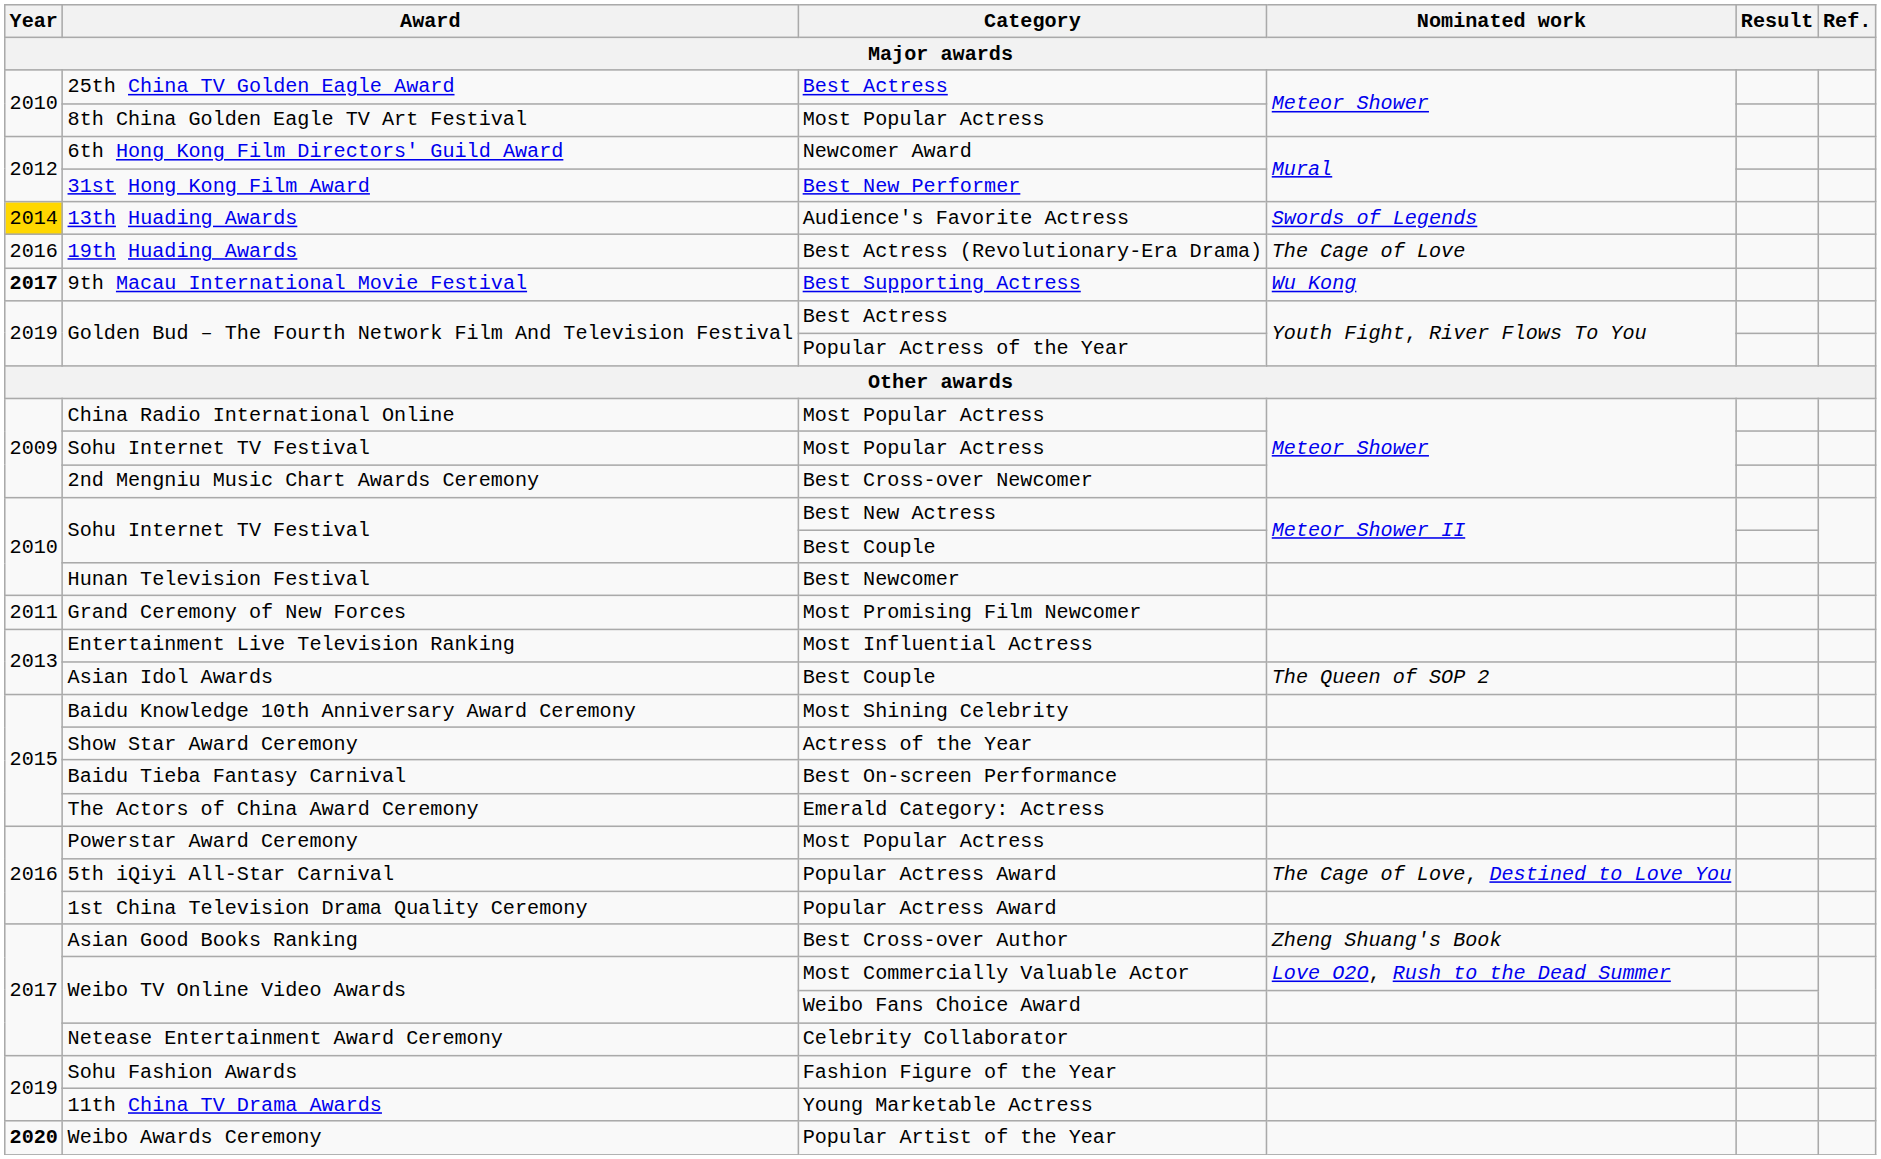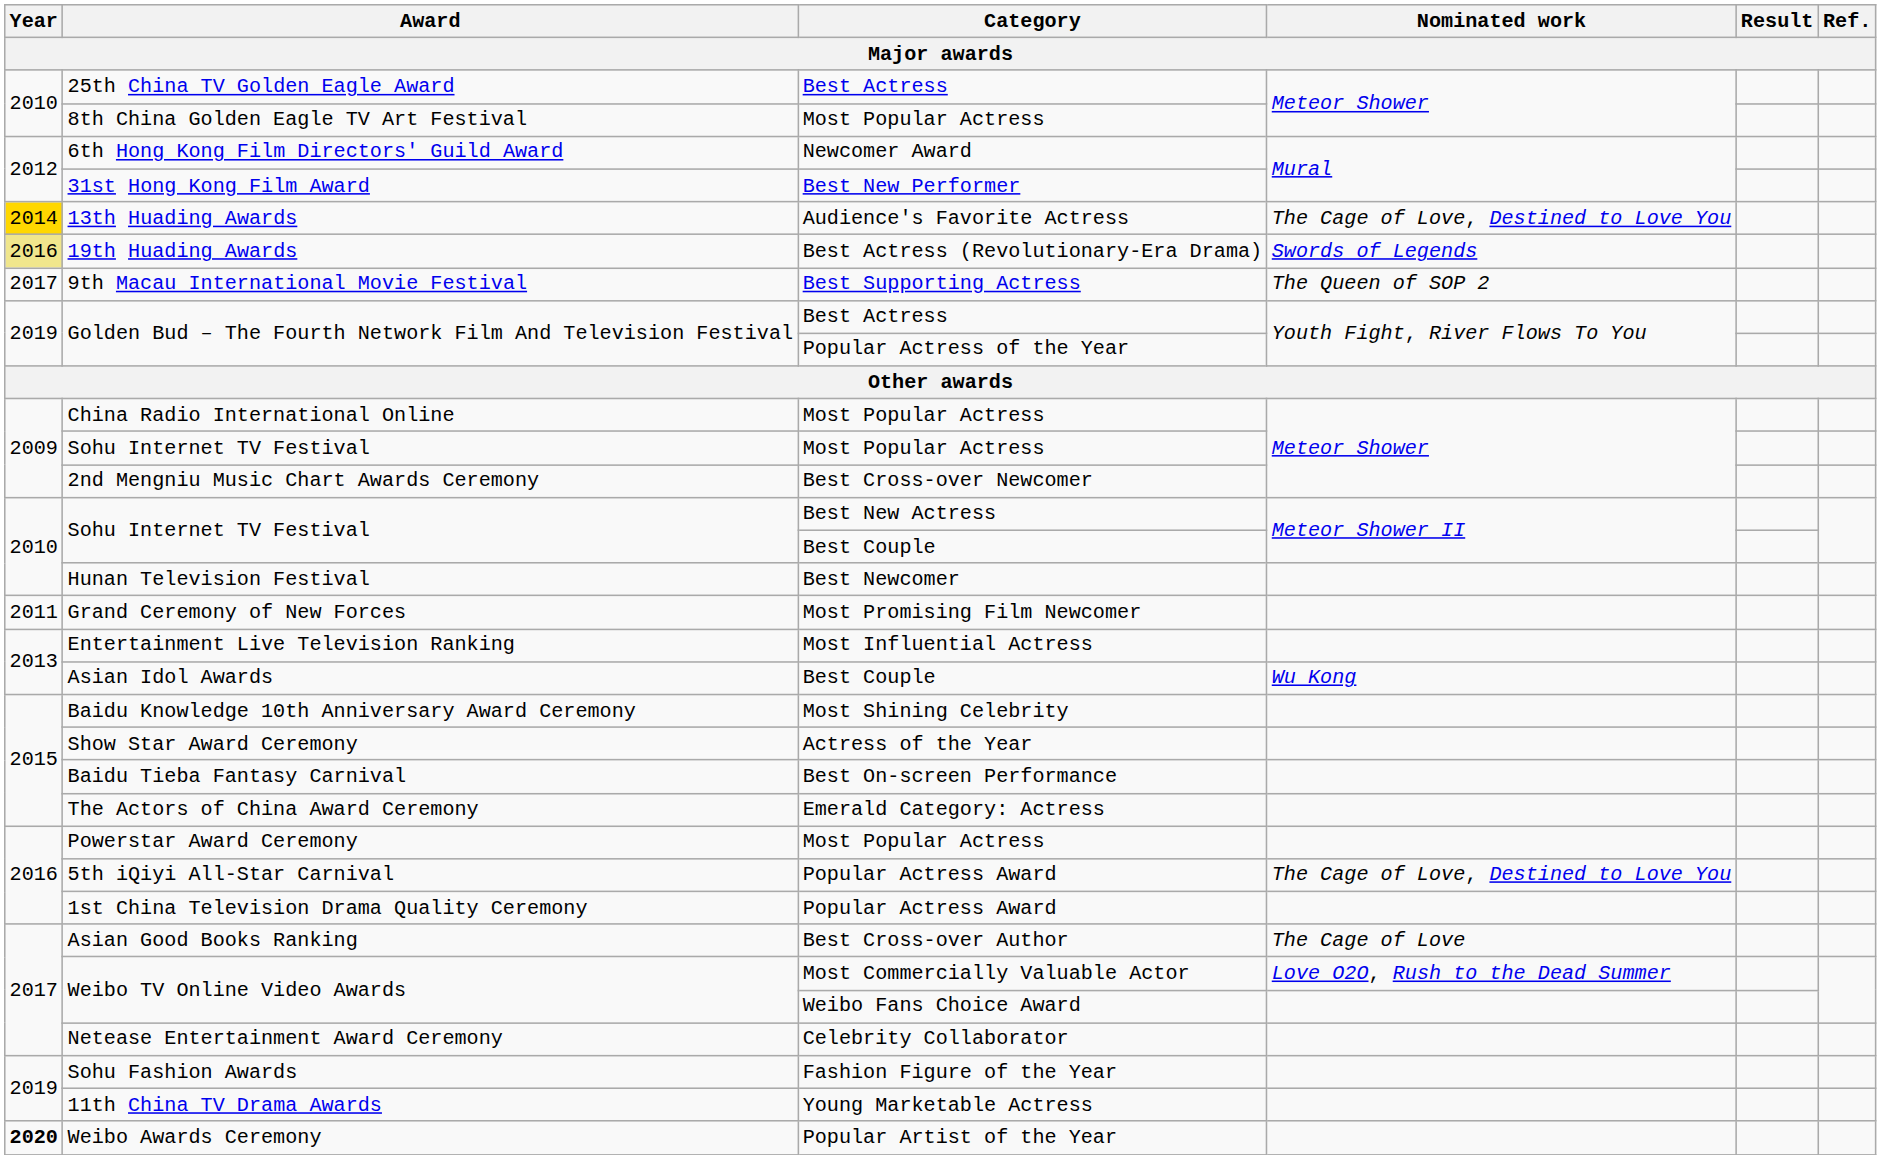(1375, 218) Swords of Legends -> (1502, 218) The Cage of Love, Destined to Love You
(34, 251) no background -> (34, 251) khaki background
(1368, 251) The Cage of Love -> (1375, 251) Swords of Legends
(34, 284) bold -> (34, 284) normal
(1314, 284) Wu Kong -> (1381, 284) The Queen of SOP 2
(1381, 678) The Queen of SOP 2 -> (1314, 678) Wu Kong
(1387, 941) Zheng Shuang's Book -> (1368, 941) The Cage of Love
